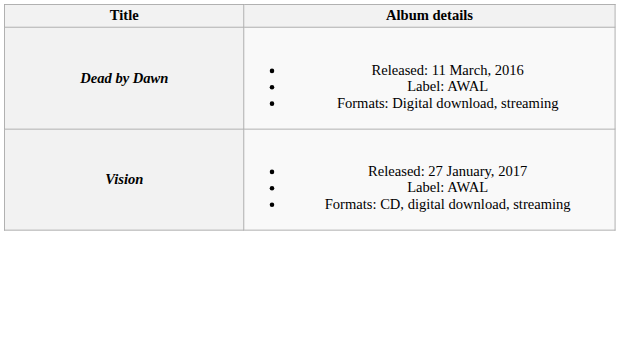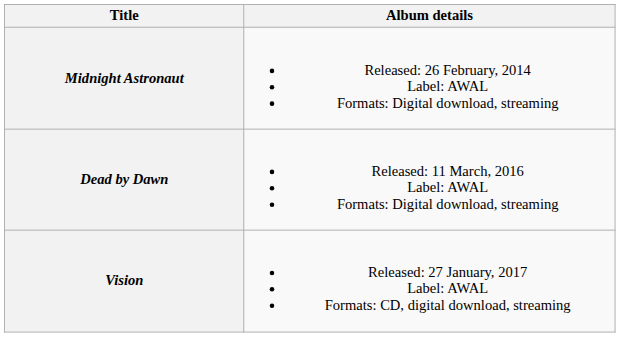+ row: (124, 78)
